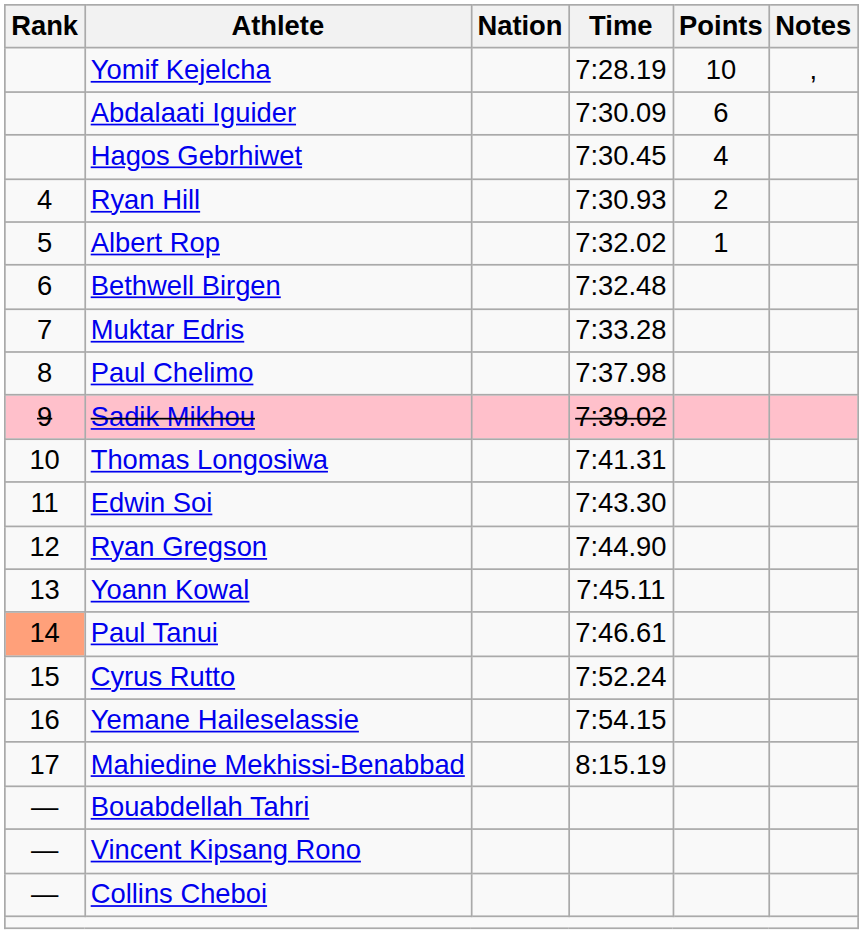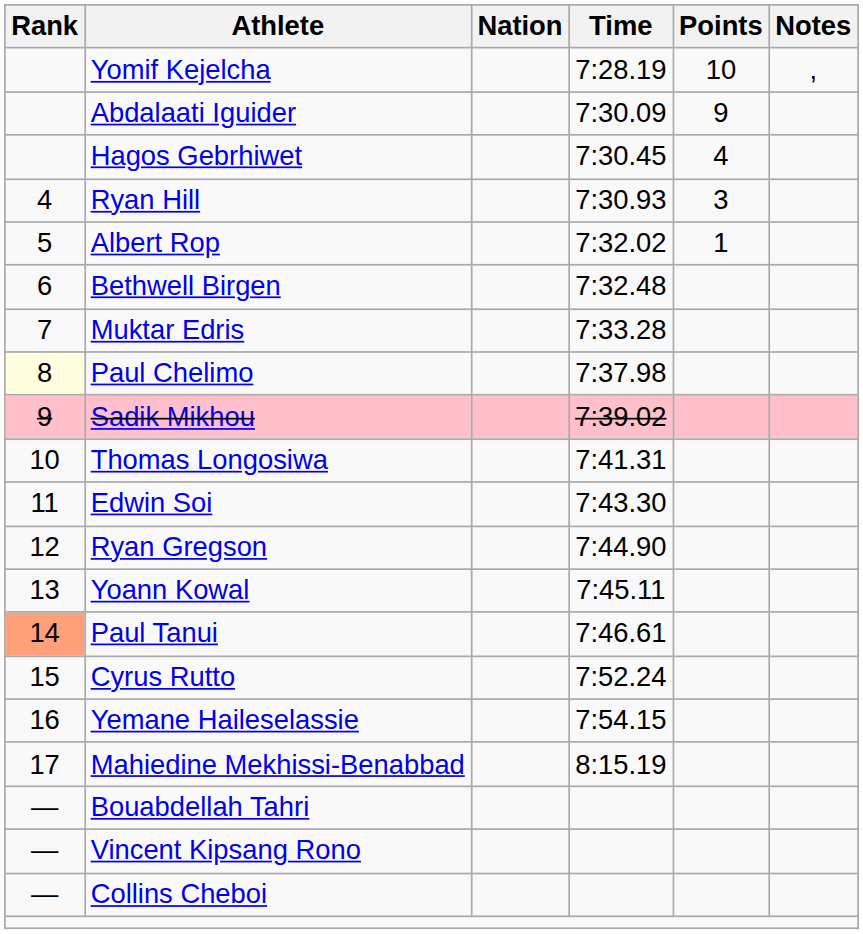(721, 112) 6 -> (721, 112) 9
(721, 199) 2 -> (721, 199) 3
(45, 373) no background -> (45, 373) lightyellow background
